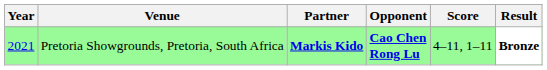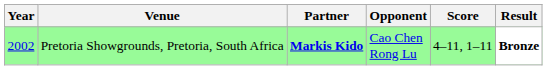(21, 45) 2021 -> (21, 45) 2002
(398, 45) bold -> (396, 45) normal
